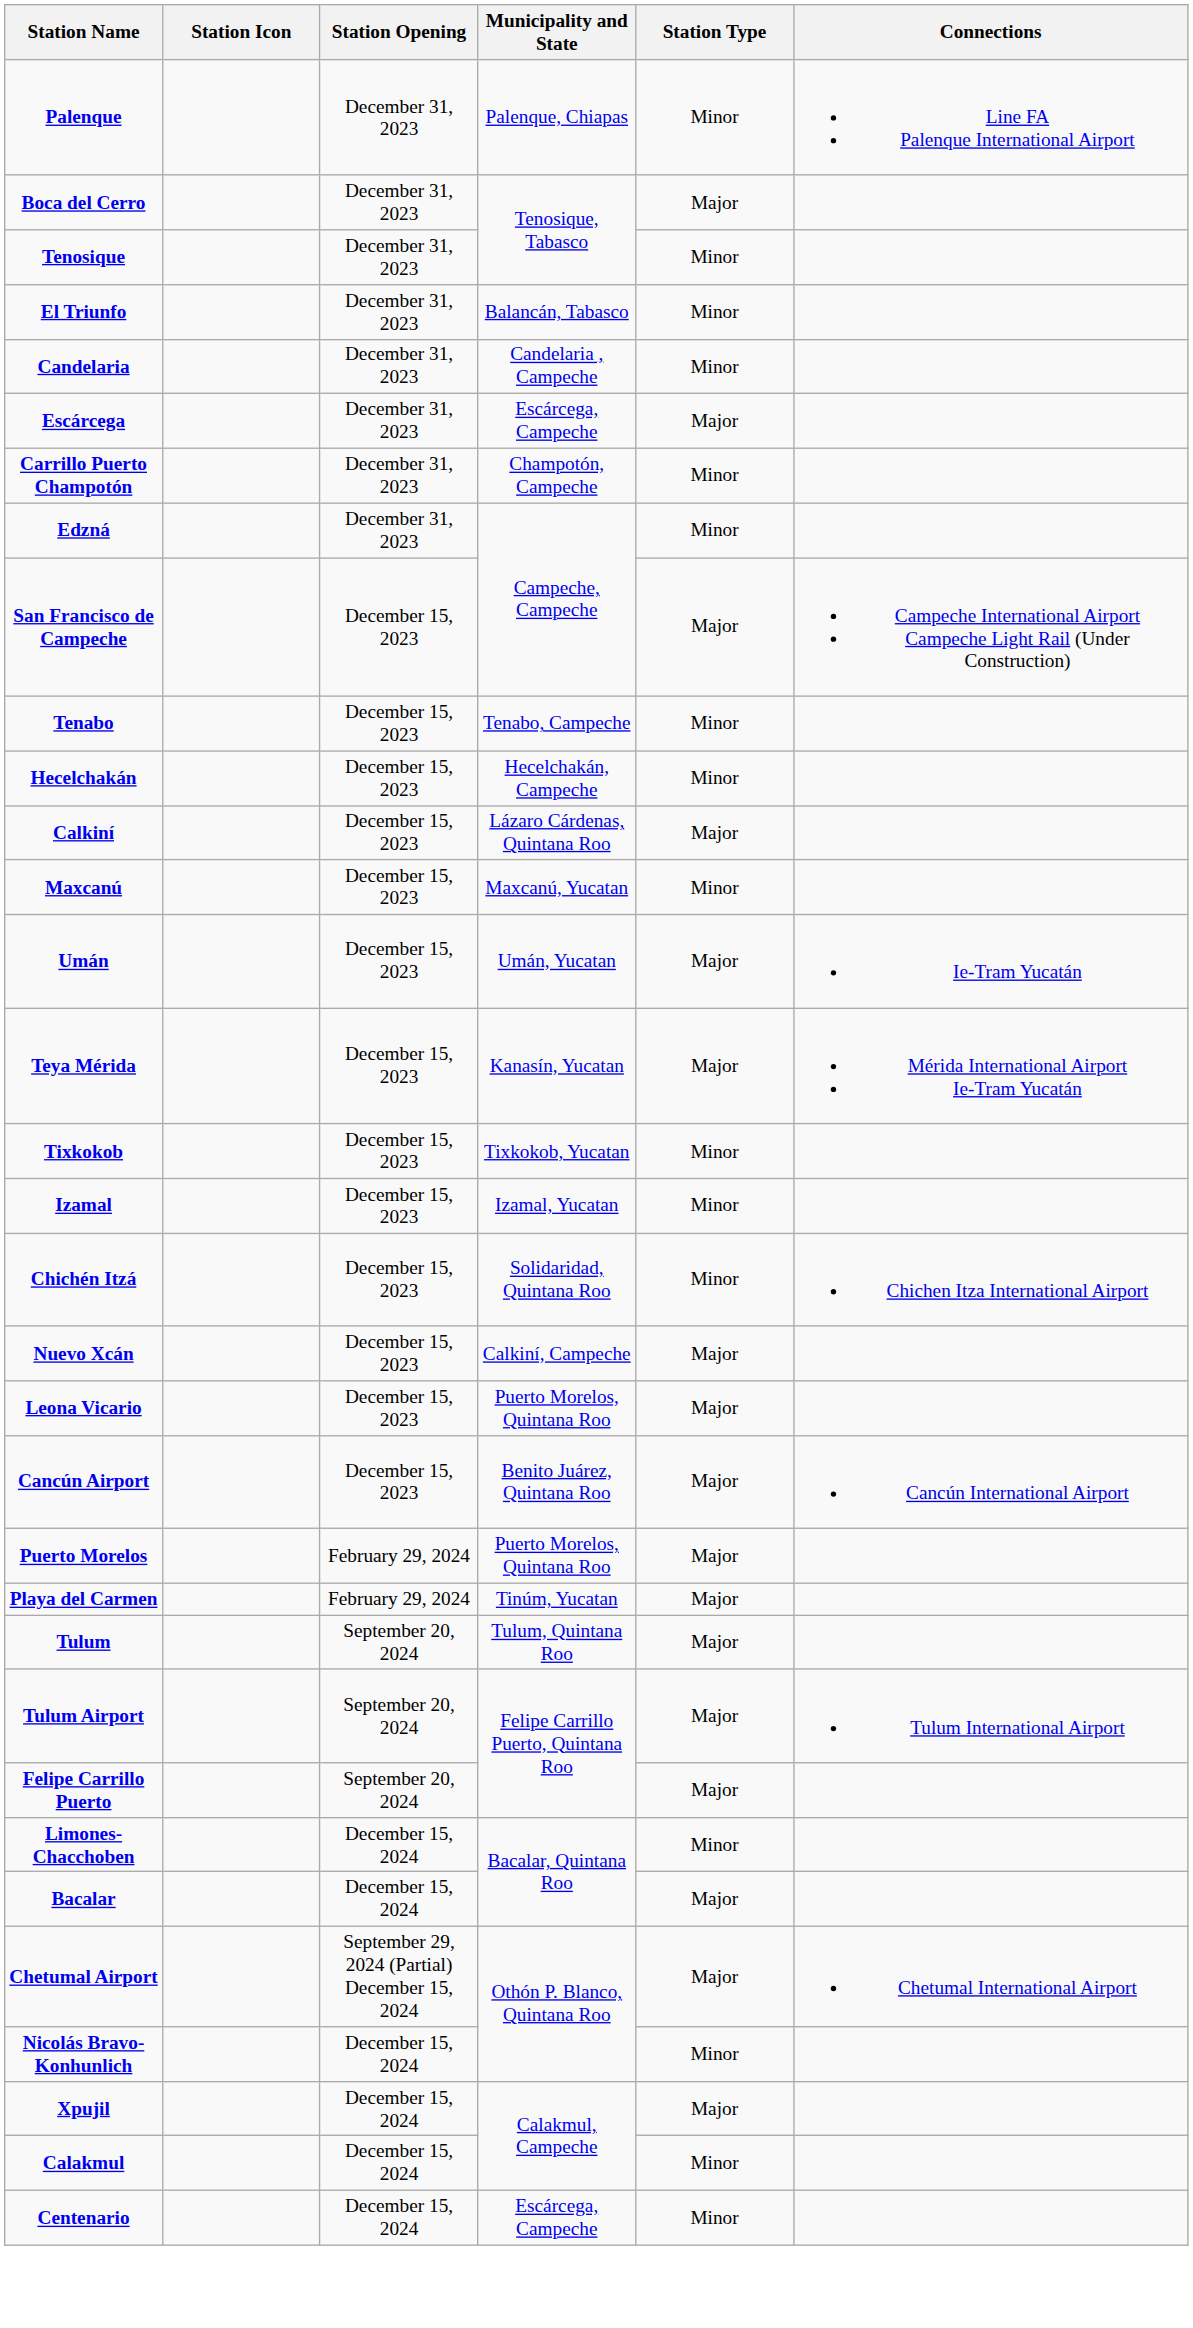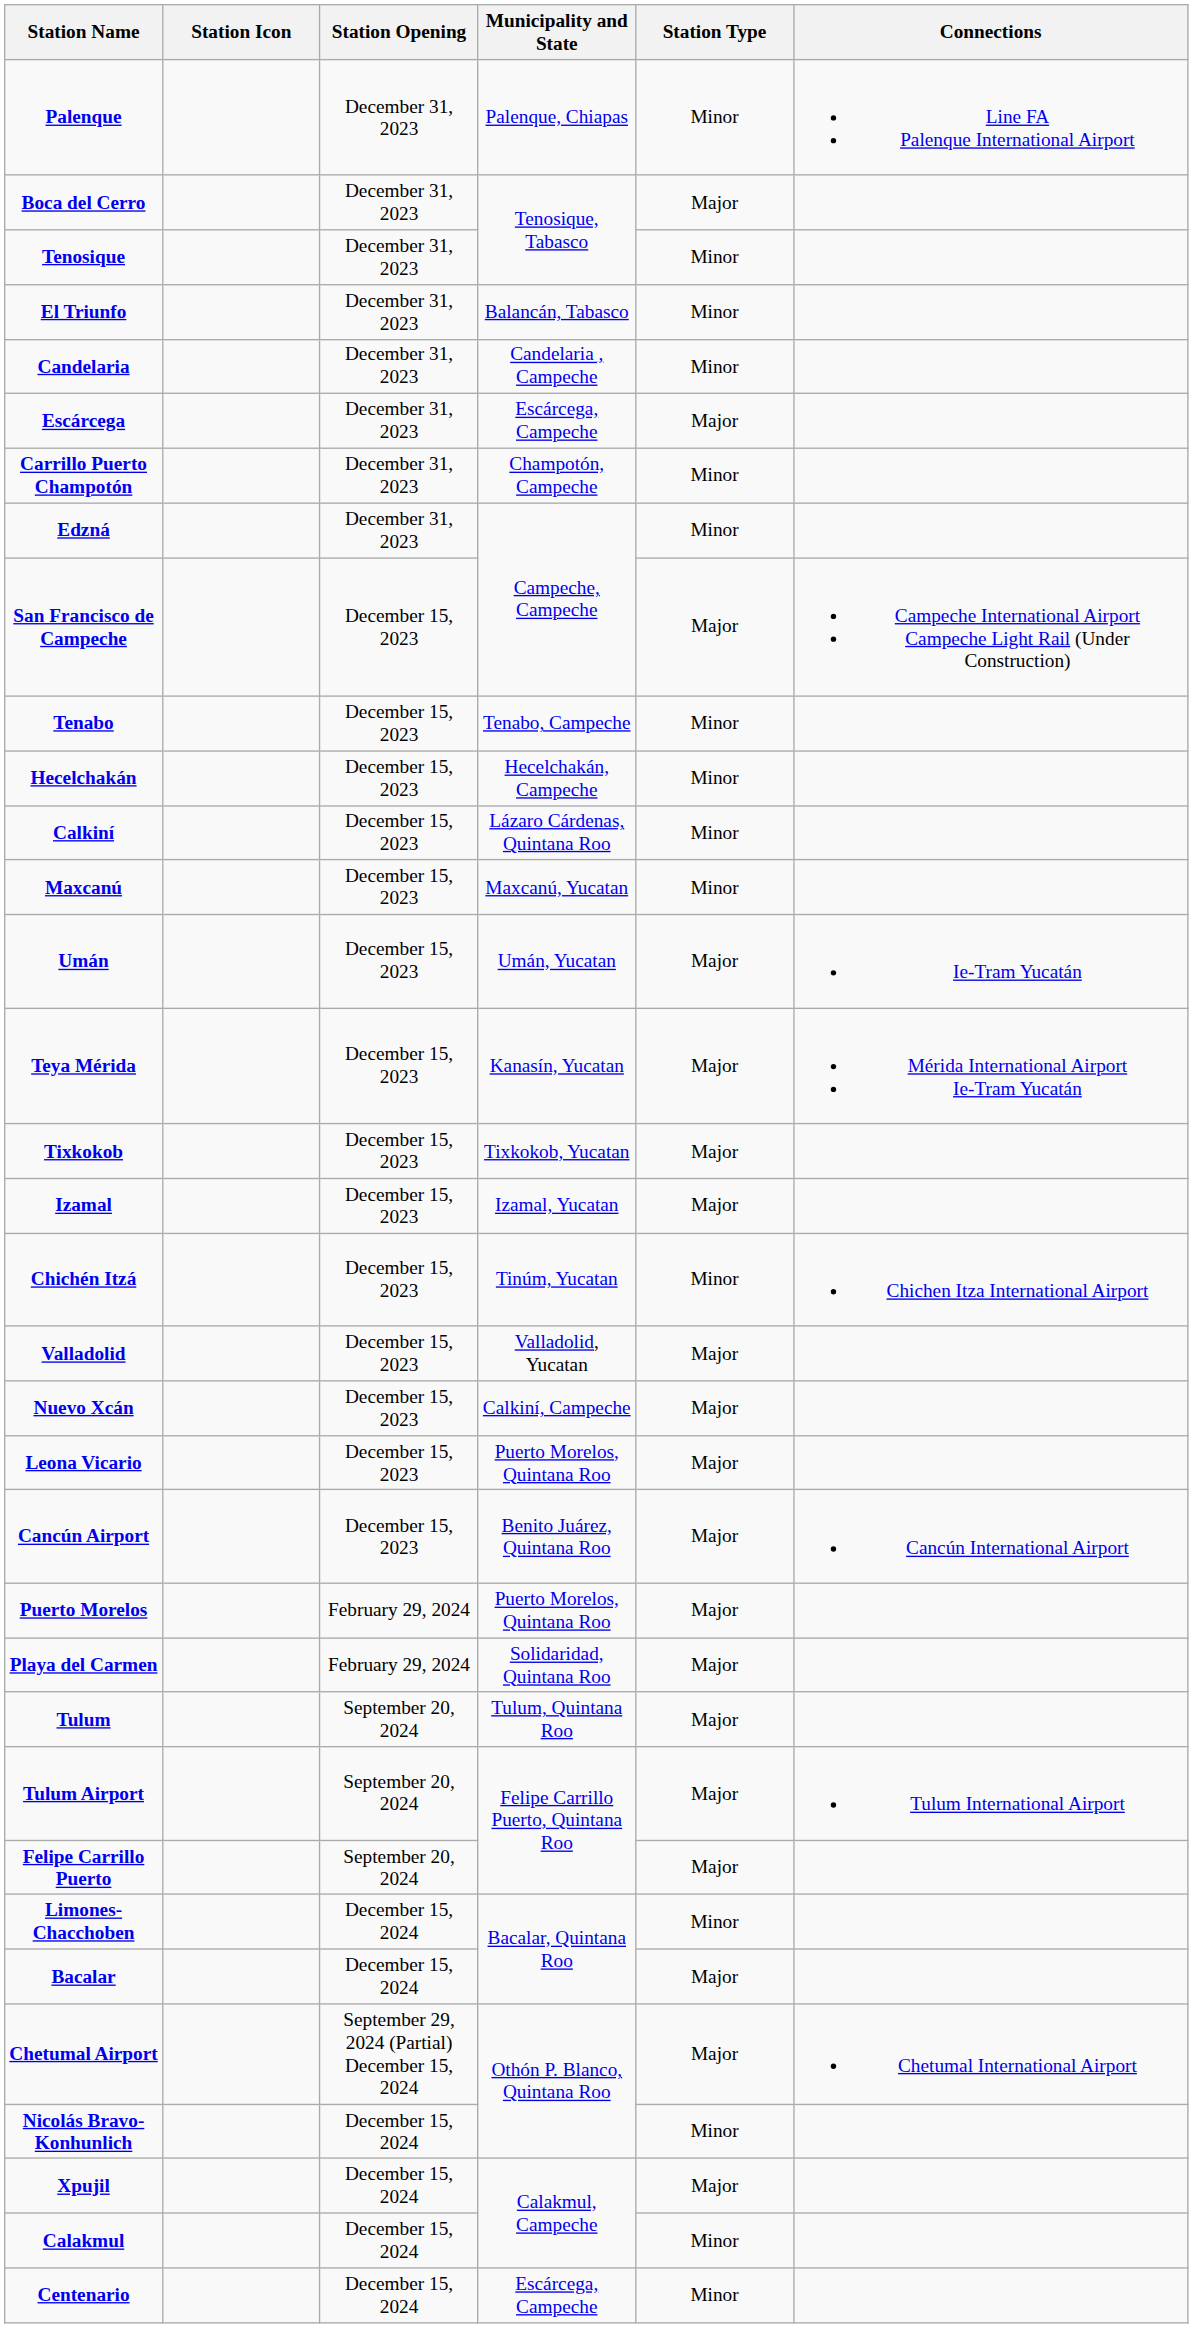(715, 832) Major -> (715, 832) Minor
(715, 1151) Minor -> (715, 1151) Major
(715, 1205) Minor -> (715, 1205) Major
(557, 1279) Solidaridad, Quintana Roo -> (557, 1279) Tinúm, Yucatan
+ row: (84, 1353)
(557, 1599) Tinúm, Yucatan -> (557, 1665) Solidaridad, Quintana Roo
